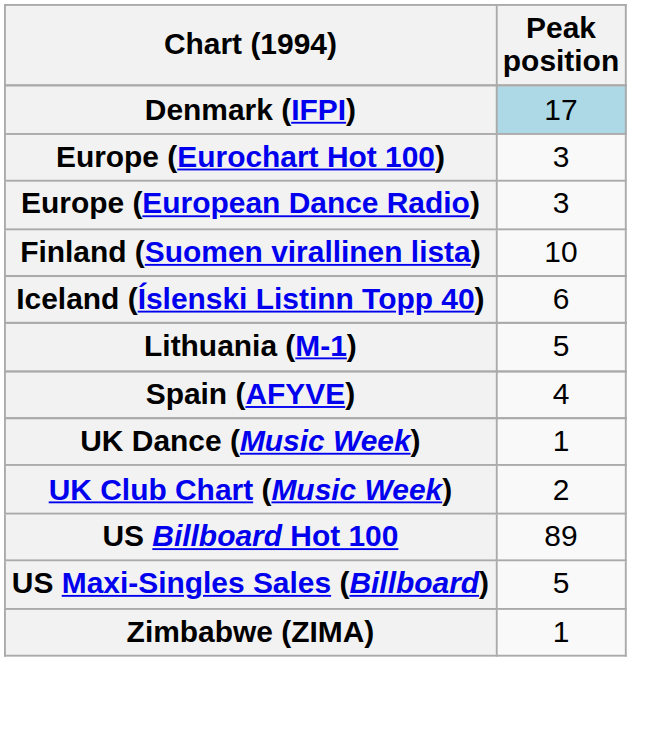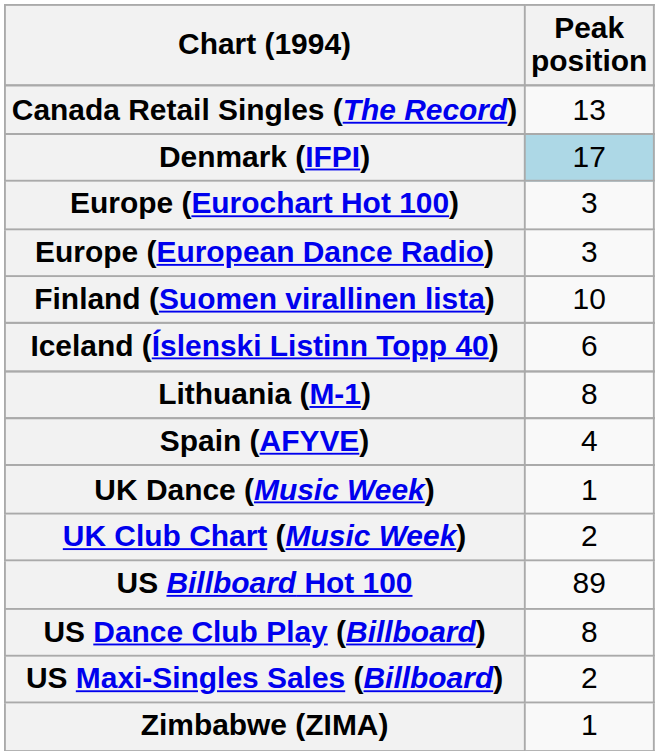+ row: (265, 109)
(561, 346) 5 -> (589, 394) 8
+ row: (265, 631)
(561, 583) 5 -> (589, 678) 2
